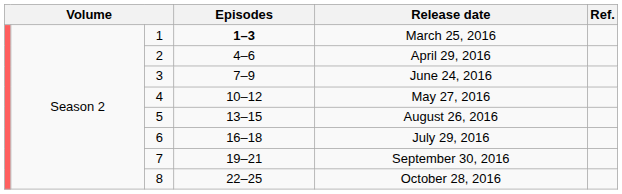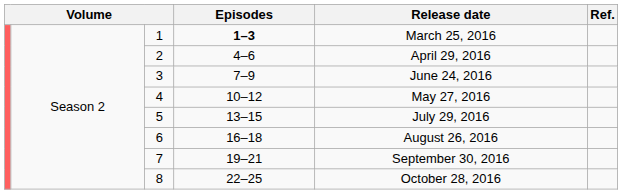(451, 117) August 26, 2016 -> (451, 117) July 29, 2016
(451, 138) July 29, 2016 -> (451, 138) August 26, 2016
